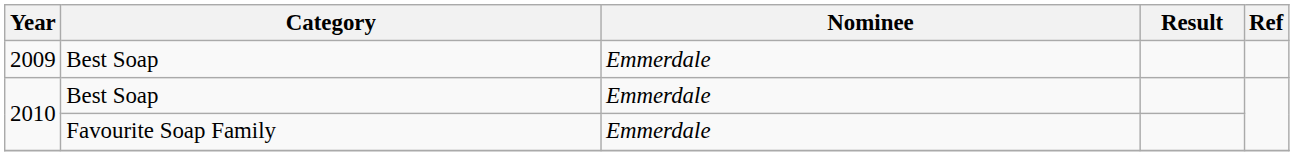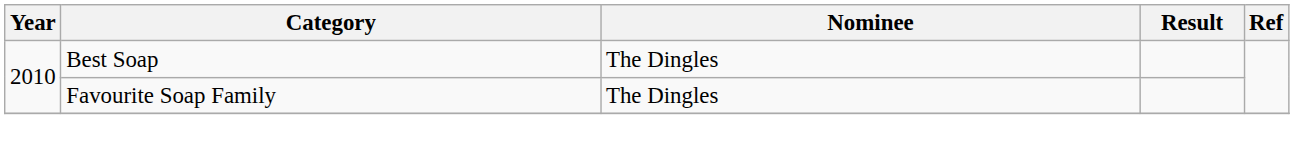- row: (33, 58)
(658, 95) Emmerdale -> (662, 58) The Dingles
(658, 131) Emmerdale -> (662, 95) The Dingles
